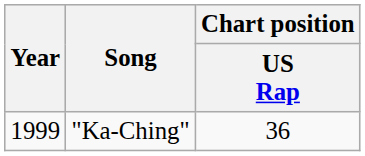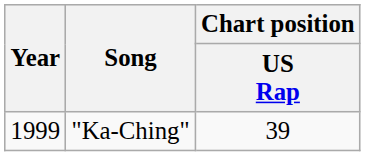(278, 130) 36 -> (278, 130) 39
